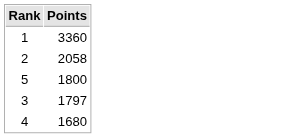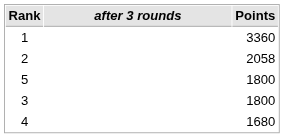+ column: (138, 16)
(72, 100) 1797 -> (261, 100) 1800
